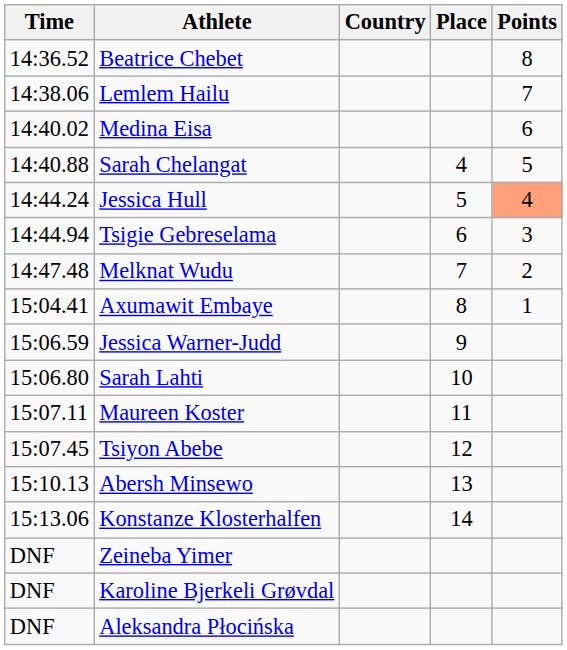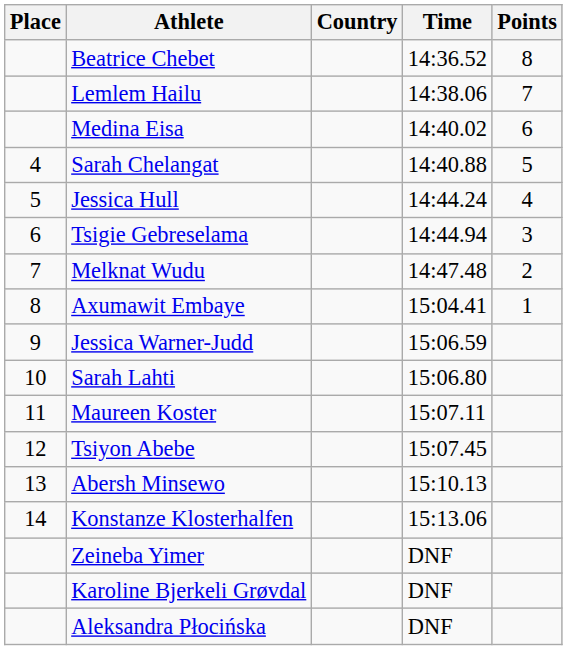columns swapped: (461, 22) <-> (49, 22)
(527, 199) lightsalmon background -> (527, 199) no background
